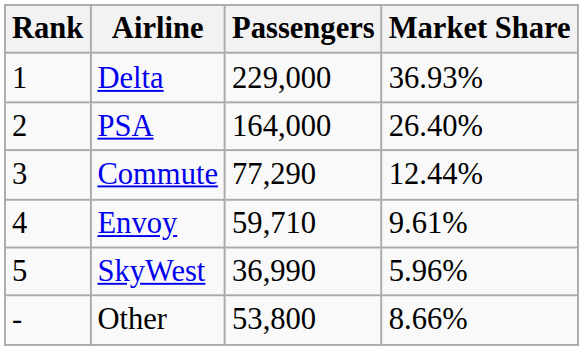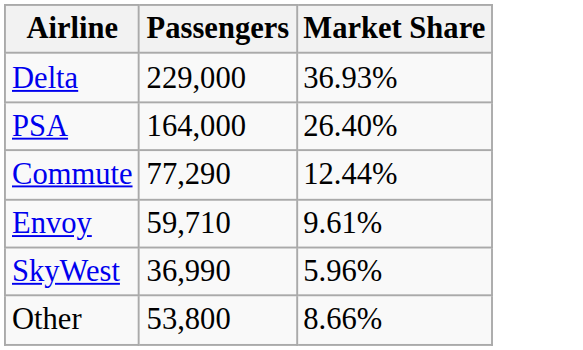- column: (48, 28)
